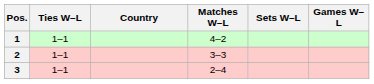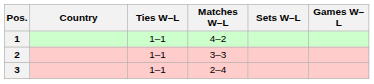columns swapped: (139, 17) <-> (60, 17)
